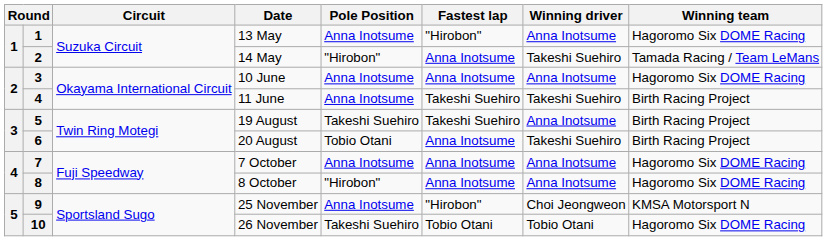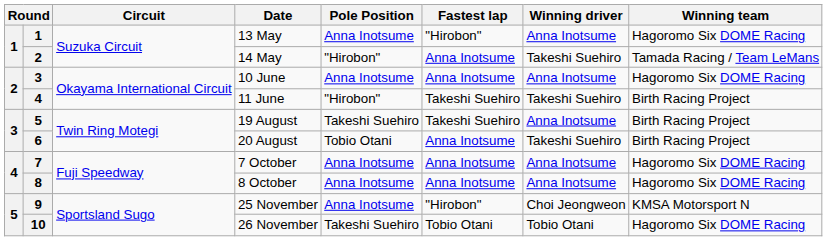(369, 99) Anna Inotsume -> (352, 99) "Hirobon"
(352, 183) "Hirobon" -> (369, 183) Anna Inotsume
